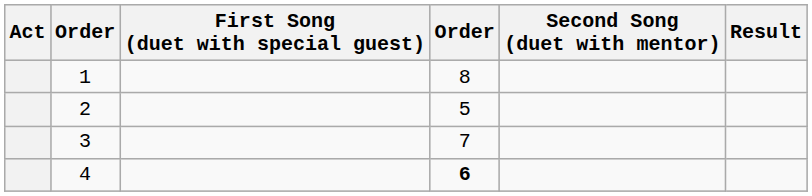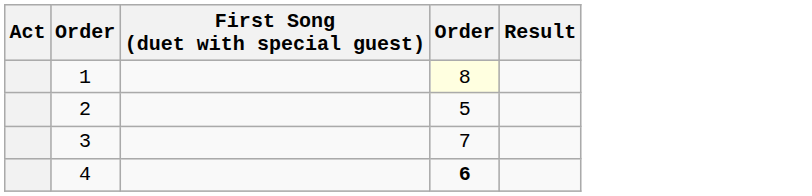- column: (612, 33)
(465, 77) no background -> (465, 77) lightyellow background
